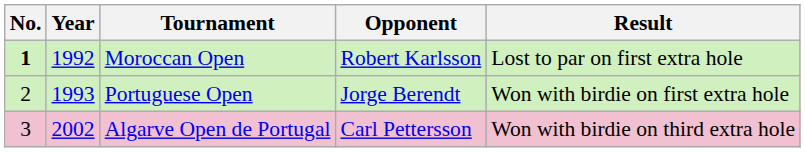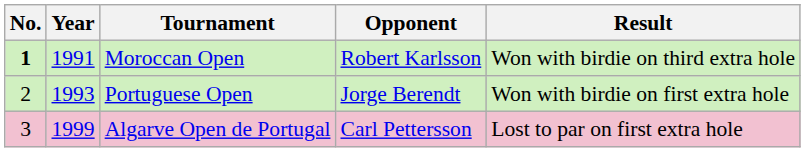(73, 58) 1992 -> (73, 58) 1991
(617, 58) Lost to par on first extra hole -> (643, 58) Won with birdie on third extra hole
(73, 129) 2002 -> (73, 129) 1999
(643, 129) Won with birdie on third extra hole -> (617, 129) Lost to par on first extra hole
